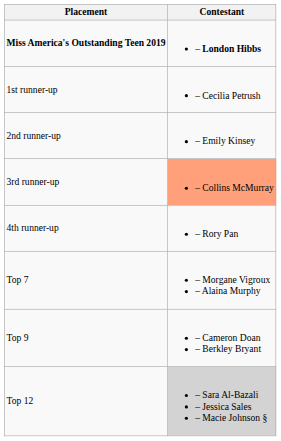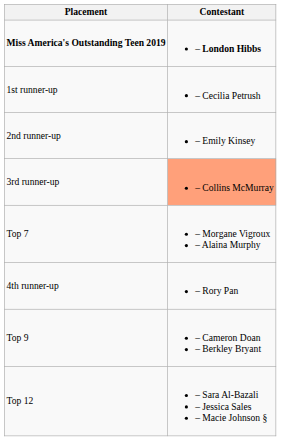rows swapped: (33, 228) <-> (18, 280)
(222, 407) lightgrey background -> (222, 407) no background
